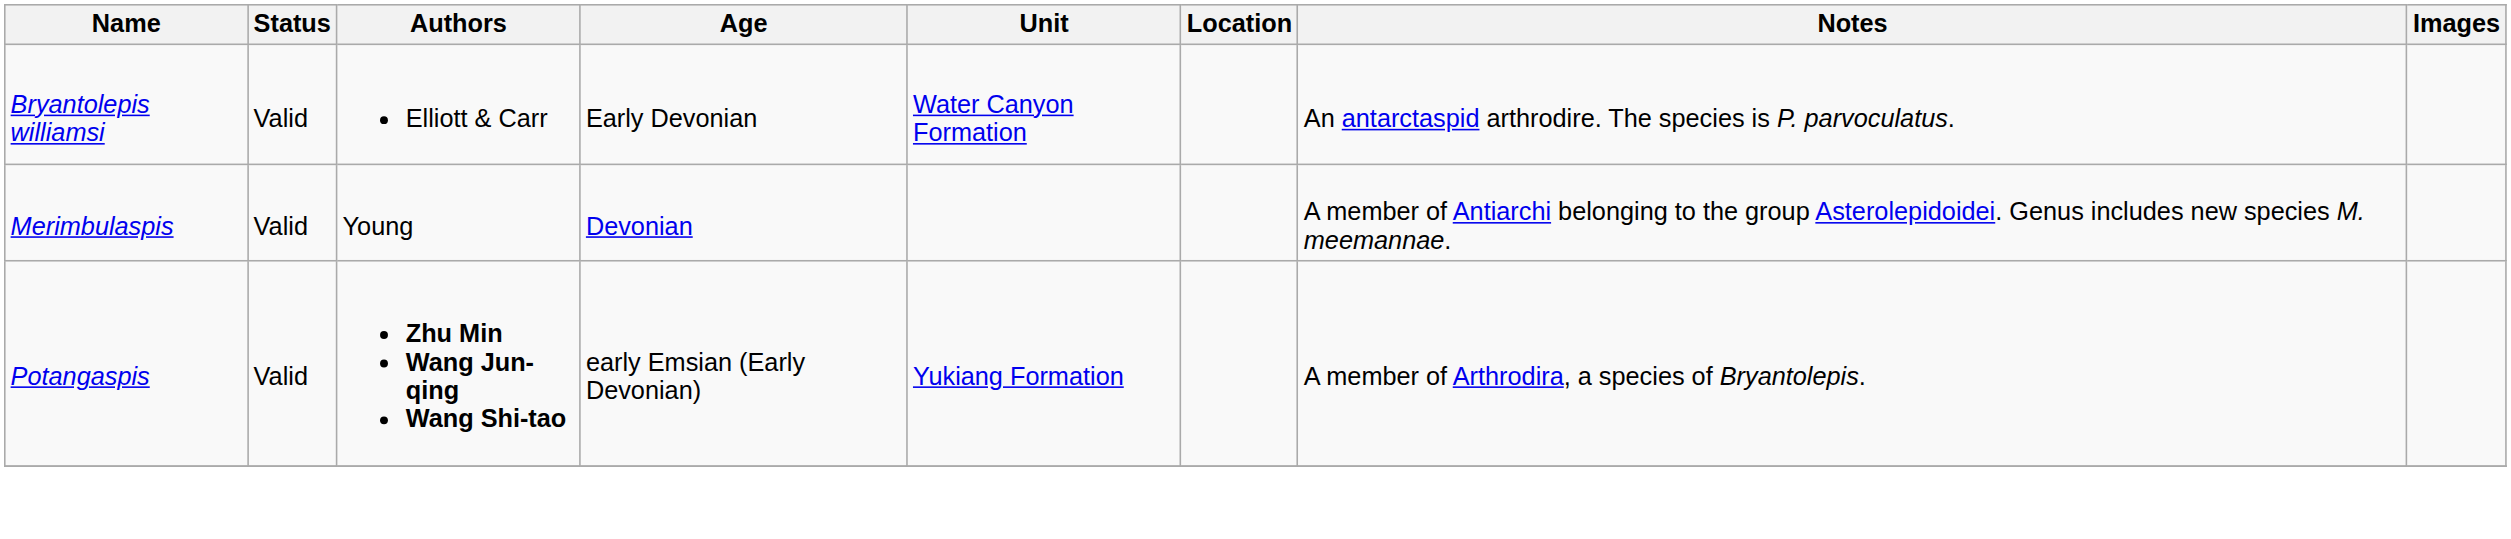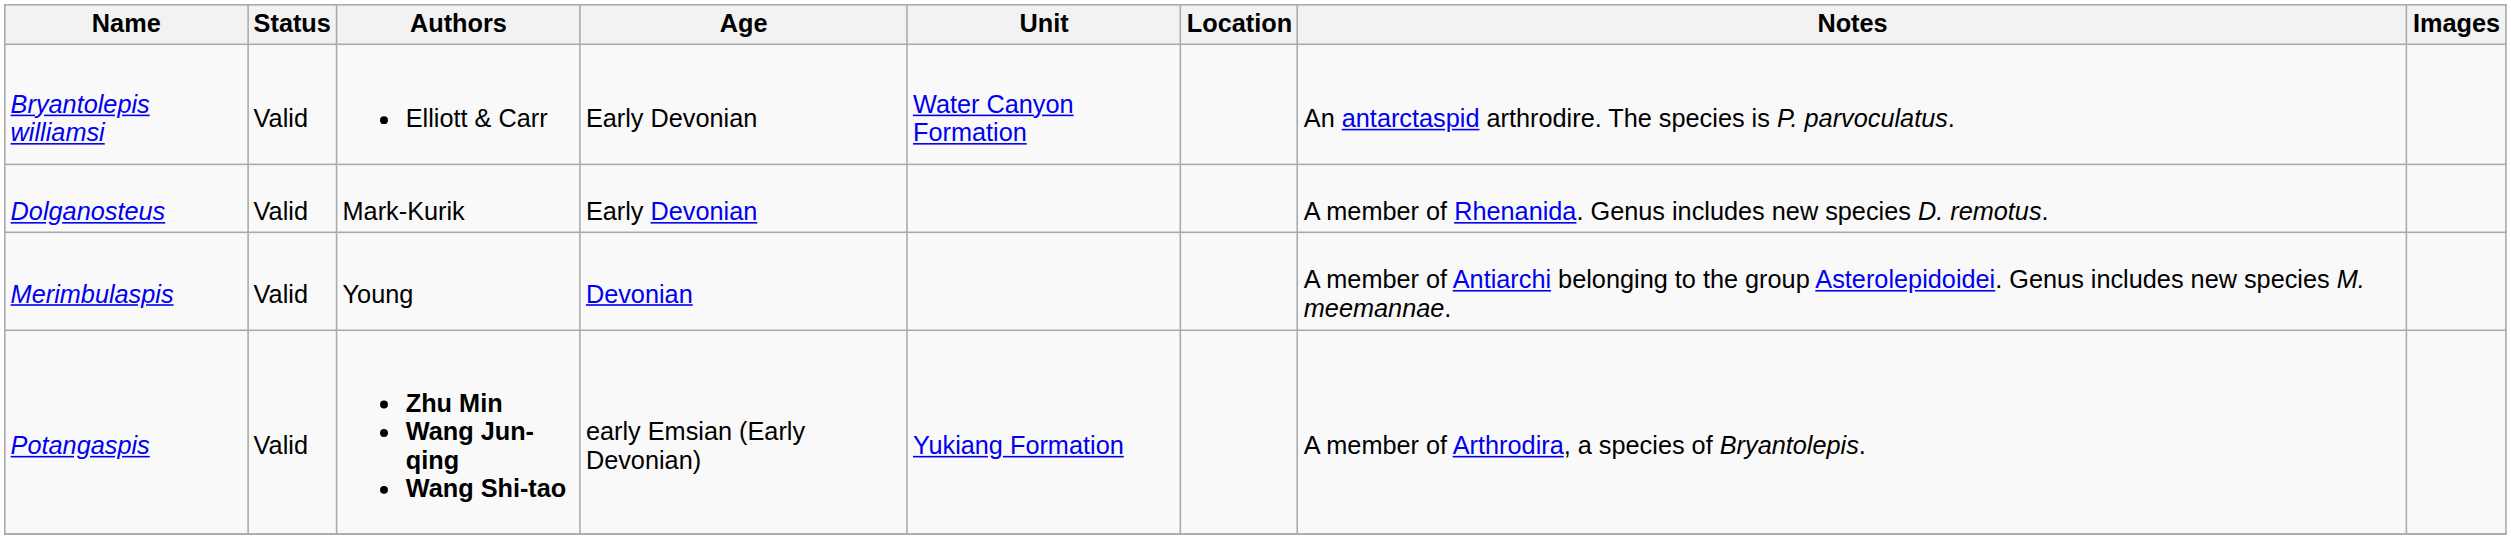+ row: (88, 212)
